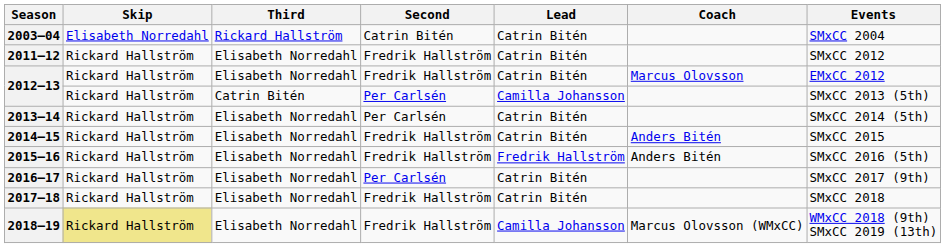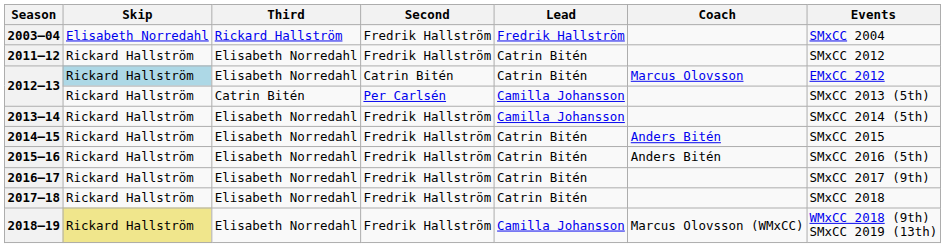(408, 35) Catrin Bitén -> (427, 35) Fredrik Hallström
(542, 35) Catrin Bitén -> (561, 35) Fredrik Hallström
(130, 76) no background -> (130, 76) lightblue background
(427, 76) Fredrik Hallström -> (408, 76) Catrin Bitén
(405, 116) Per Carlsén -> (427, 116) Fredrik Hallström
(542, 116) Catrin Bitén -> (561, 116) Camilla Johansson
(561, 157) Fredrik Hallström -> (542, 157) Catrin Bitén
(405, 177) Per Carlsén -> (427, 177) Fredrik Hallström
